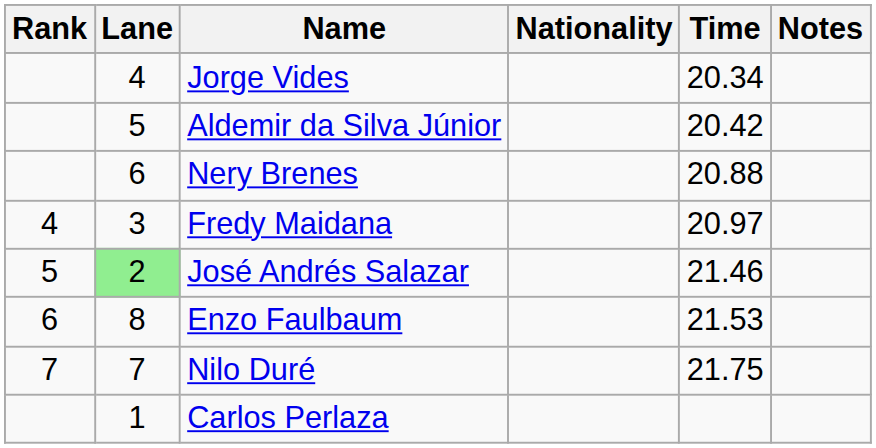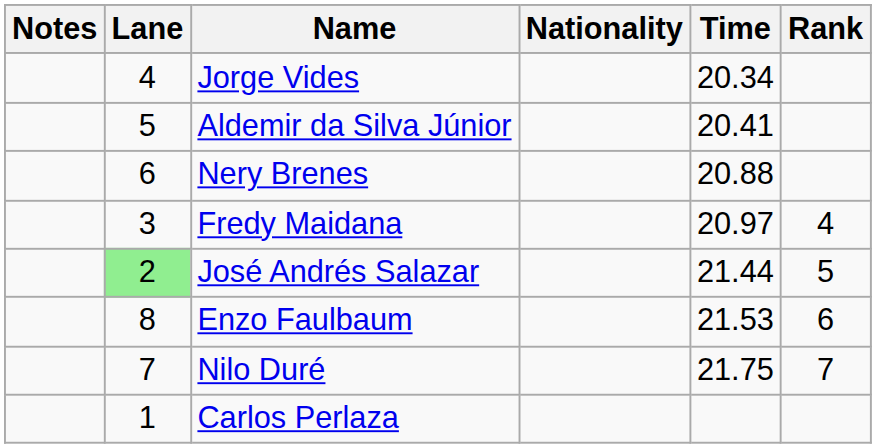columns swapped: (50, 28) <-> (820, 28)
(725, 126) 20.42 -> (735, 126) 20.41
(725, 272) 21.46 -> (735, 272) 21.44
